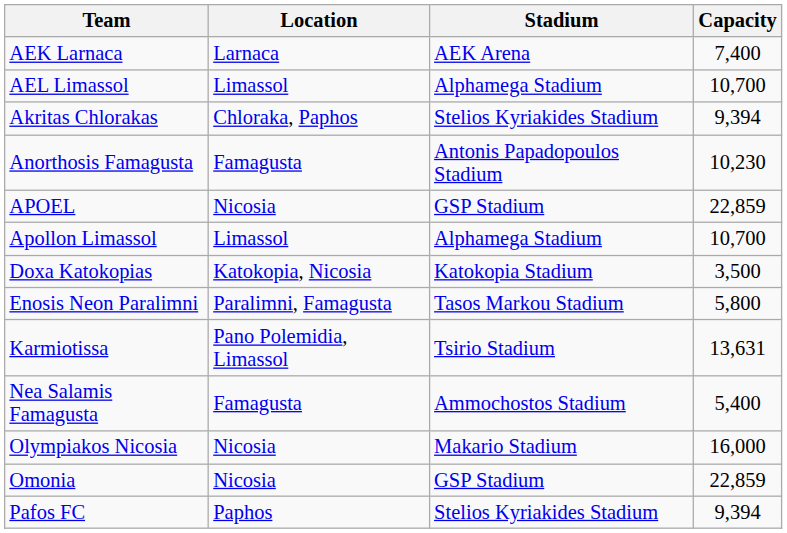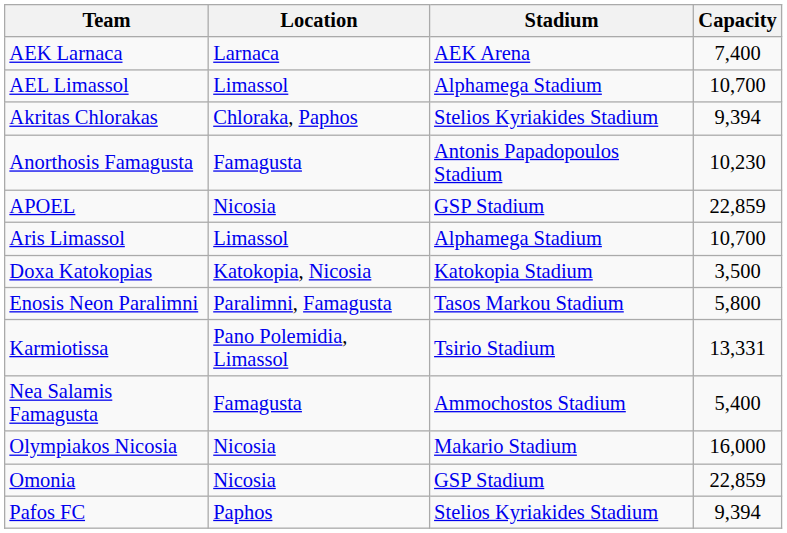- row: (83, 238)
+ row: (67, 238)
(738, 347) 13,631 -> (738, 347) 13,331
